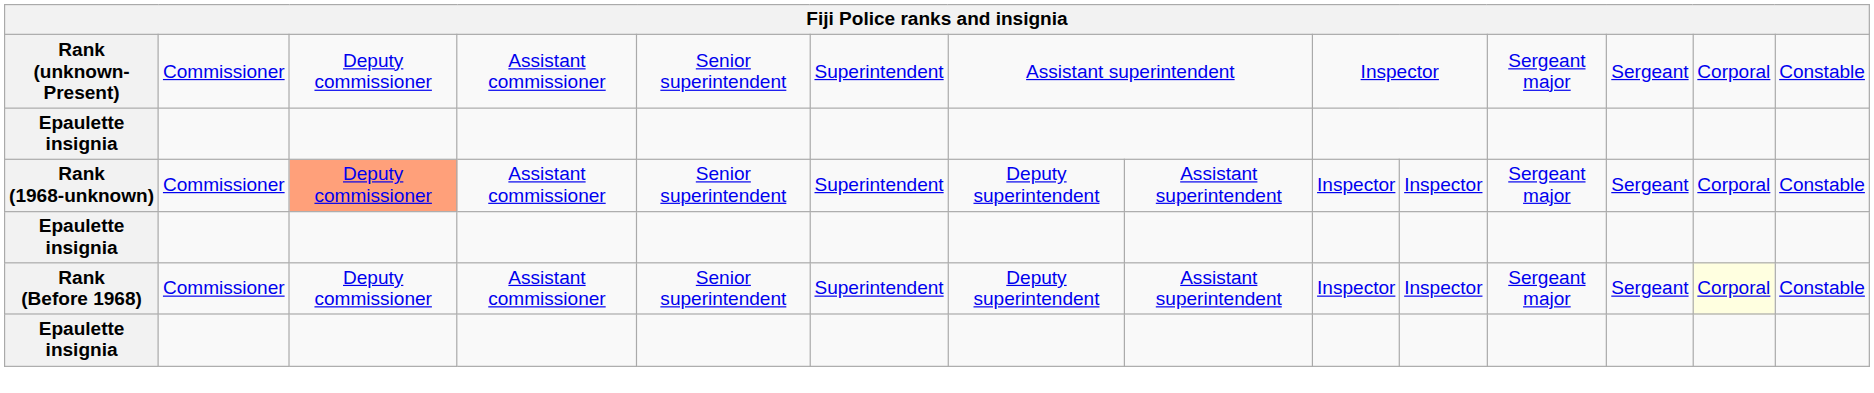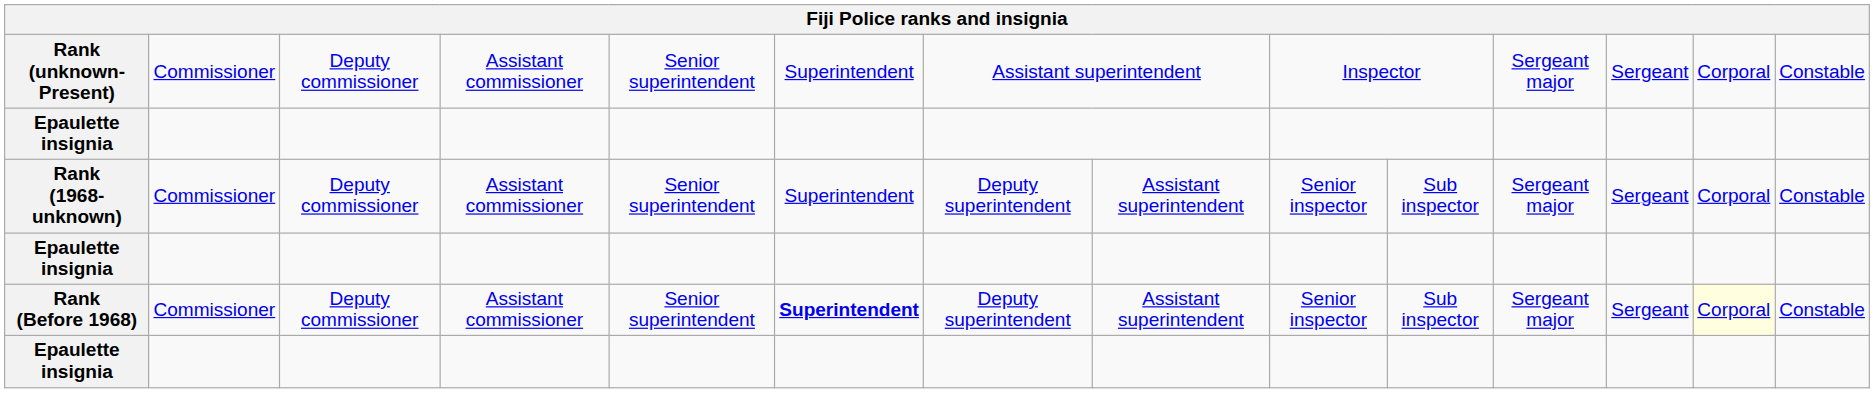(373, 185) lightsalmon background -> (360, 195) no background
(1356, 185) Inspector -> (1328, 195) Senior inspector
(1443, 185) Inspector -> (1440, 195) Sub inspector
(879, 288) normal -> (849, 309) bold
(1356, 288) Inspector -> (1328, 309) Senior inspector
(1443, 288) Inspector -> (1440, 309) Sub inspector
